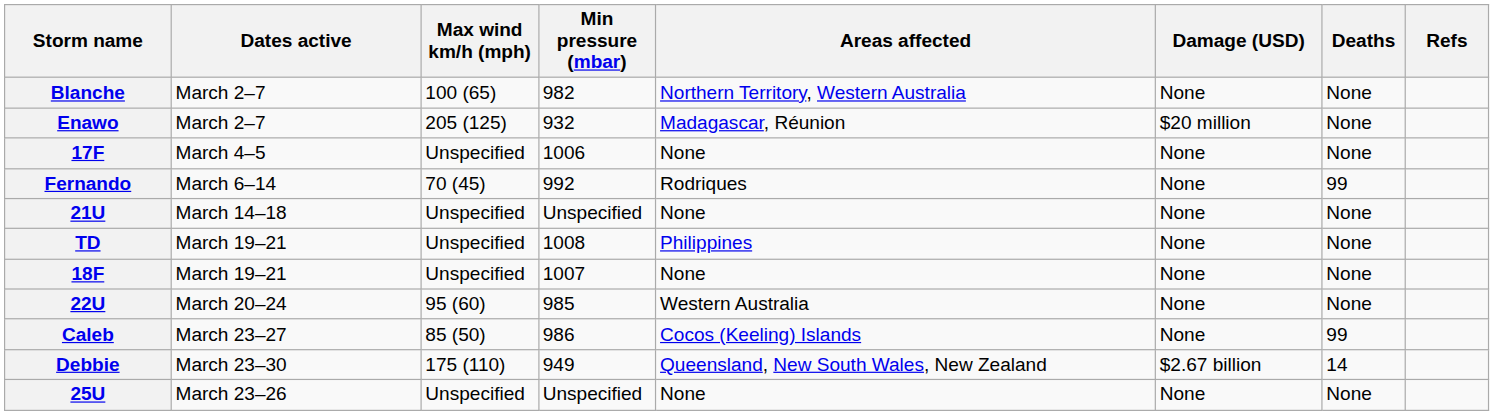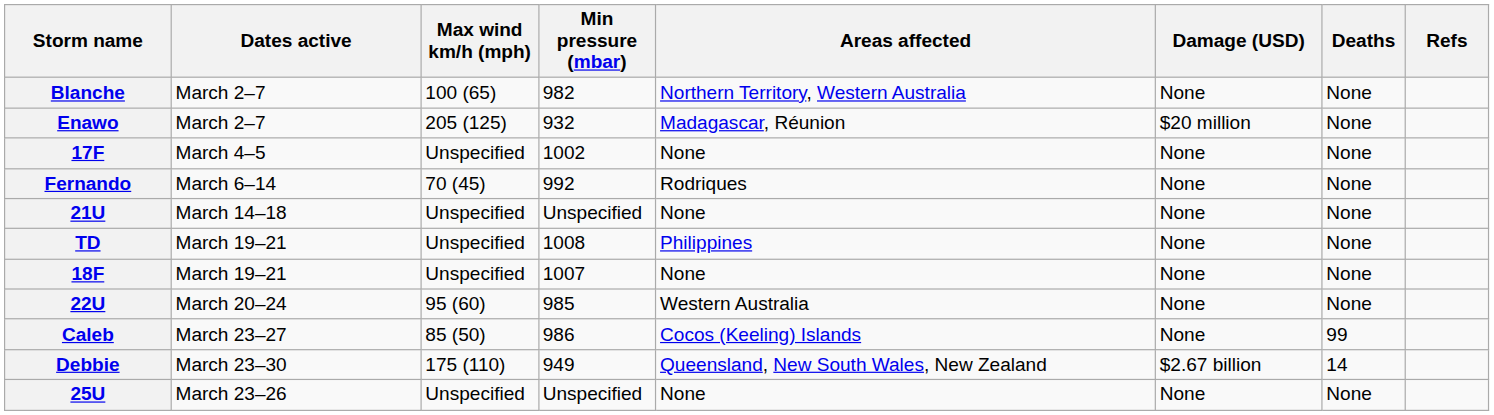(564, 153) 1006 -> (564, 153) 1002
(1337, 183) 99 -> (1349, 183) None
